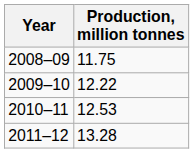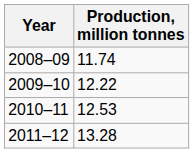(96, 60) 11.75 -> (96, 60) 11.74
